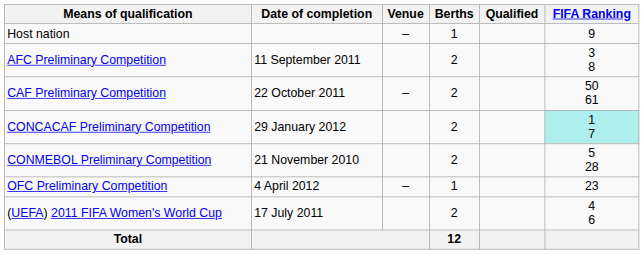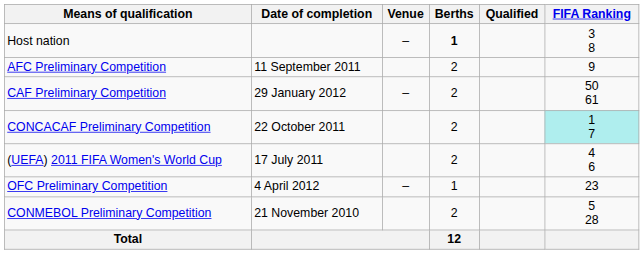(454, 33) normal -> (454, 40) bold
(592, 33) 9 -> (592, 40) 3 8
(592, 60) 3 8 -> (592, 67) 9
(300, 93) 22 October 2011 -> (300, 93) 29 January 2012
(300, 127) 29 January 2012 -> (300, 127) 22 October 2011
rows swapped: (109, 160) <-> (115, 213)
